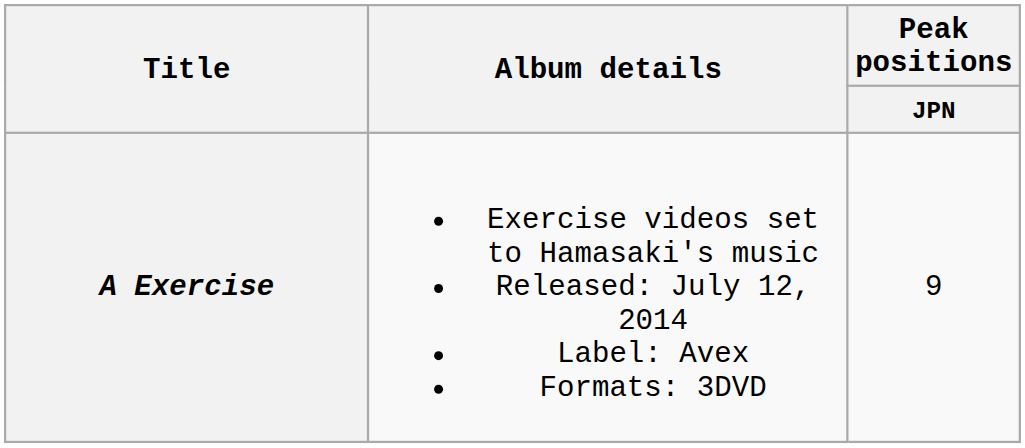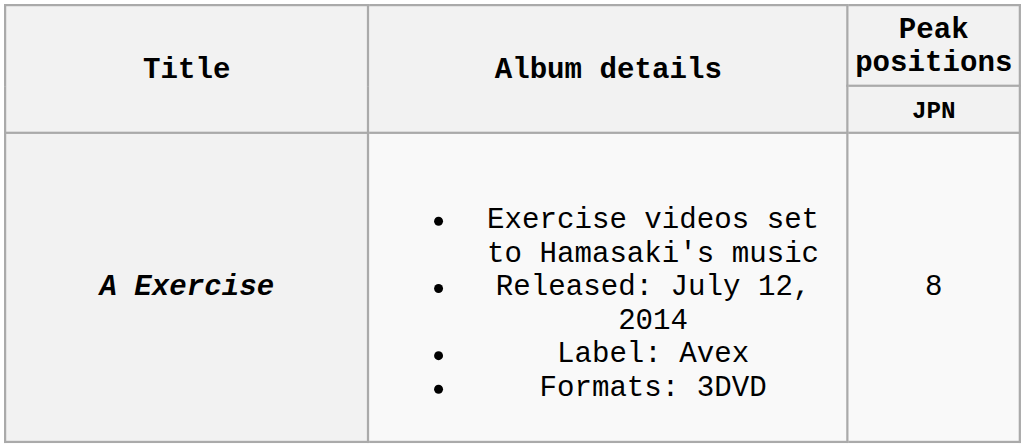(934, 287) 9 -> (934, 287) 8
